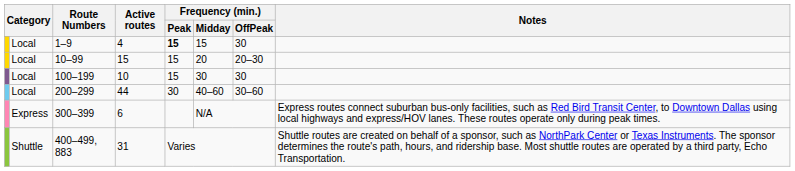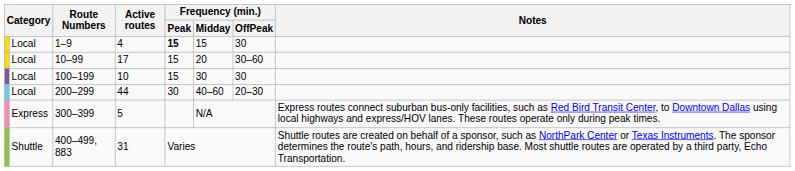(123, 60) 15 -> (123, 60) 17
(249, 60) 20–30 -> (249, 60) 30–60
(249, 92) 30–60 -> (249, 92) 20–30
(120, 114) 6 -> (120, 114) 5
